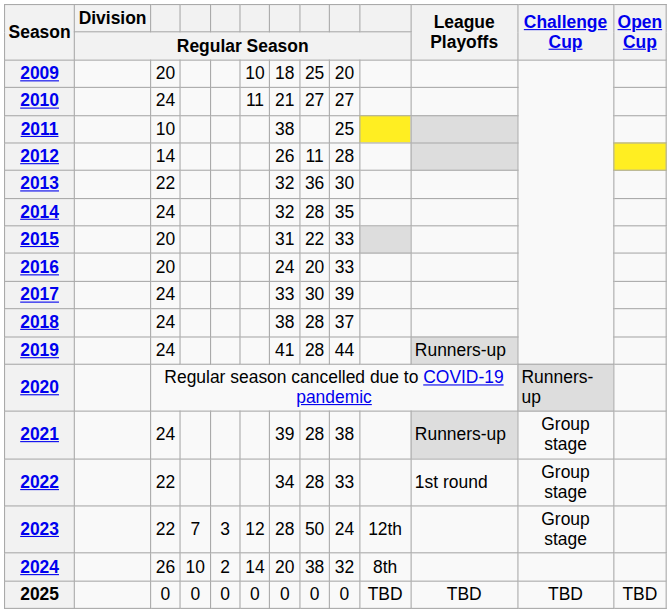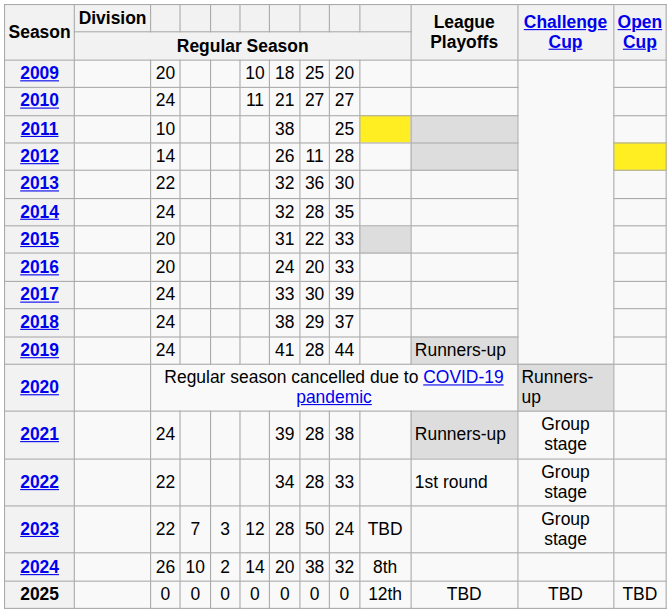(315, 322) 28 -> (315, 322) 29
(385, 529) 12th -> (385, 529) TBD
(385, 594) TBD -> (385, 594) 12th
